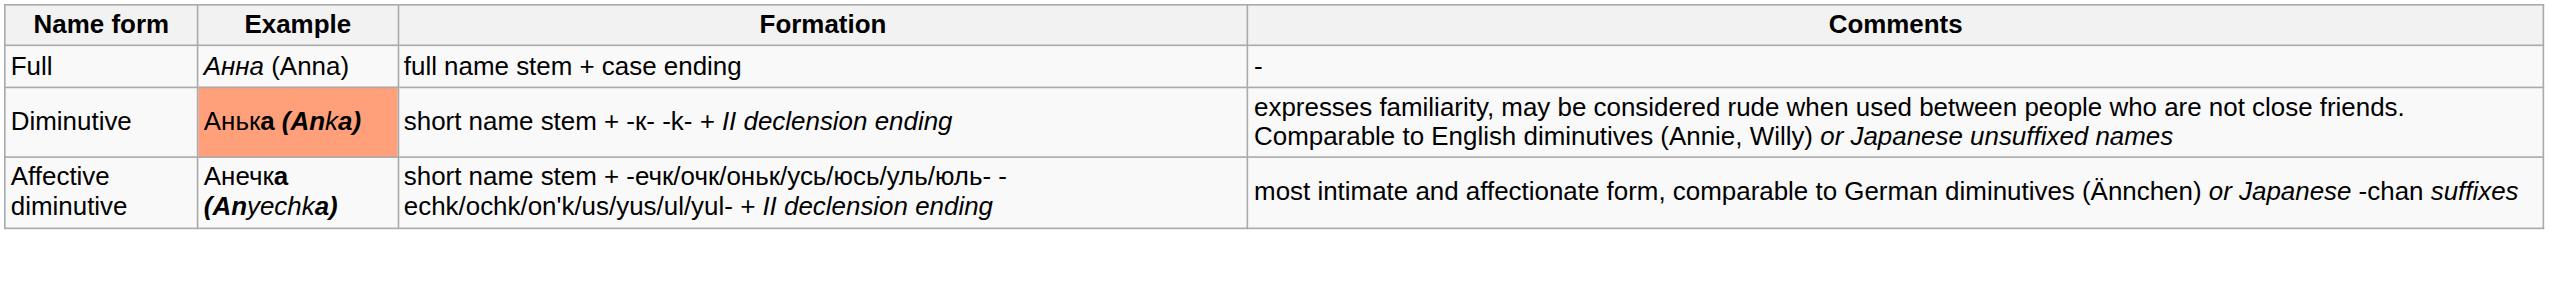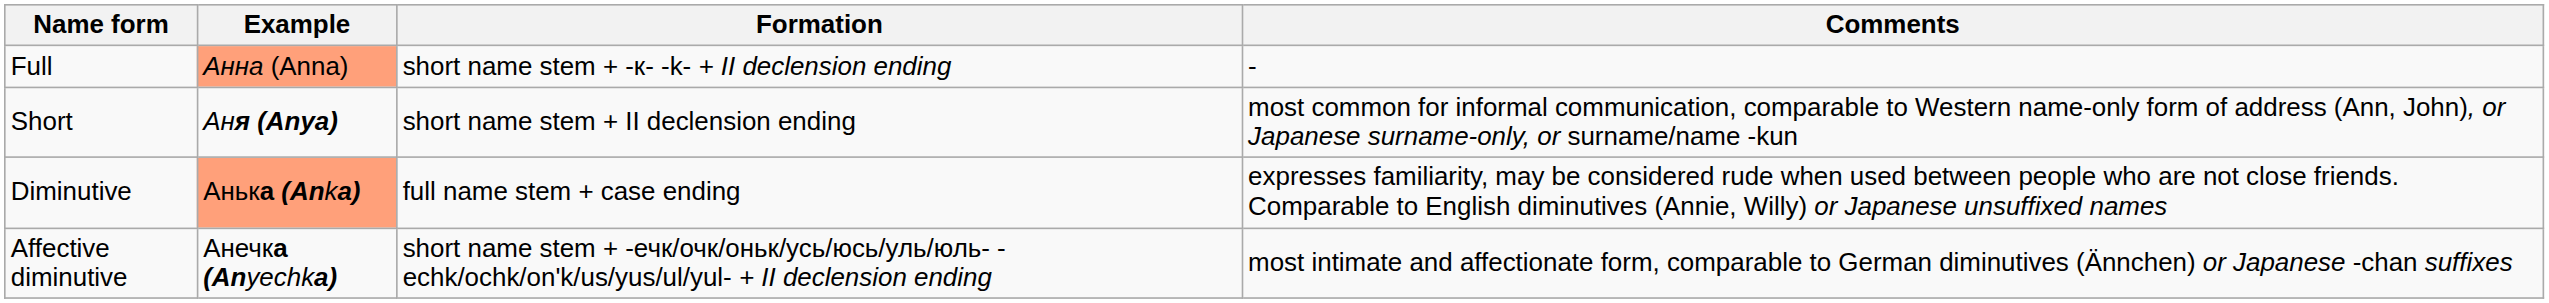(276, 66) no background -> (276, 66) lightsalmon background
(573, 66) full name stem + case ending -> (677, 66) short name stem + -к- -k- + II declension ending
+ row: (42, 121)
(678, 121) short name stem + -к- -k- + II declension ending -> (572, 192) full name stem + case ending
